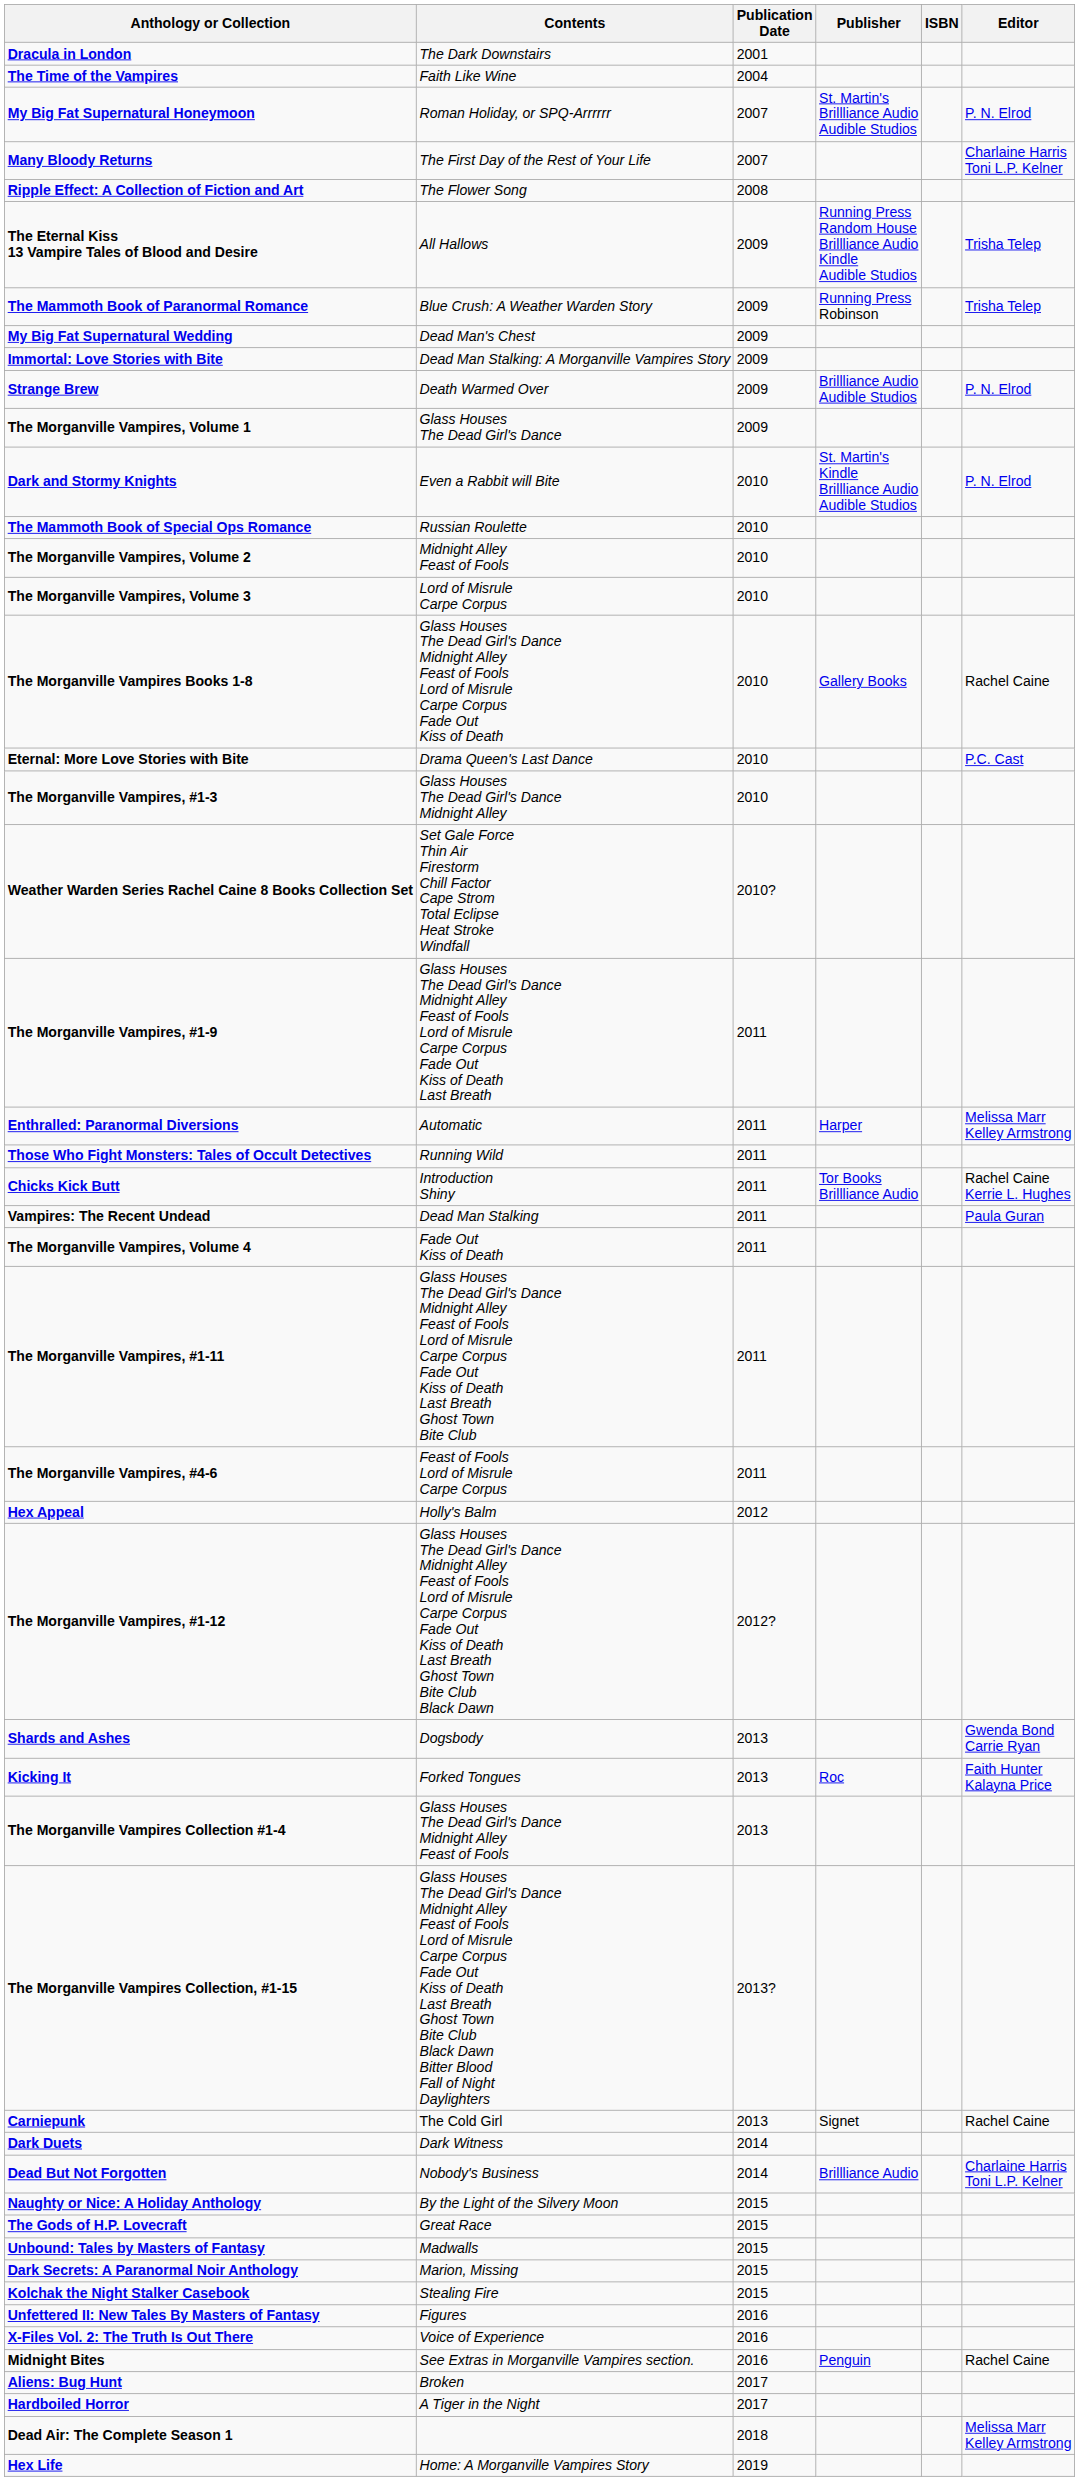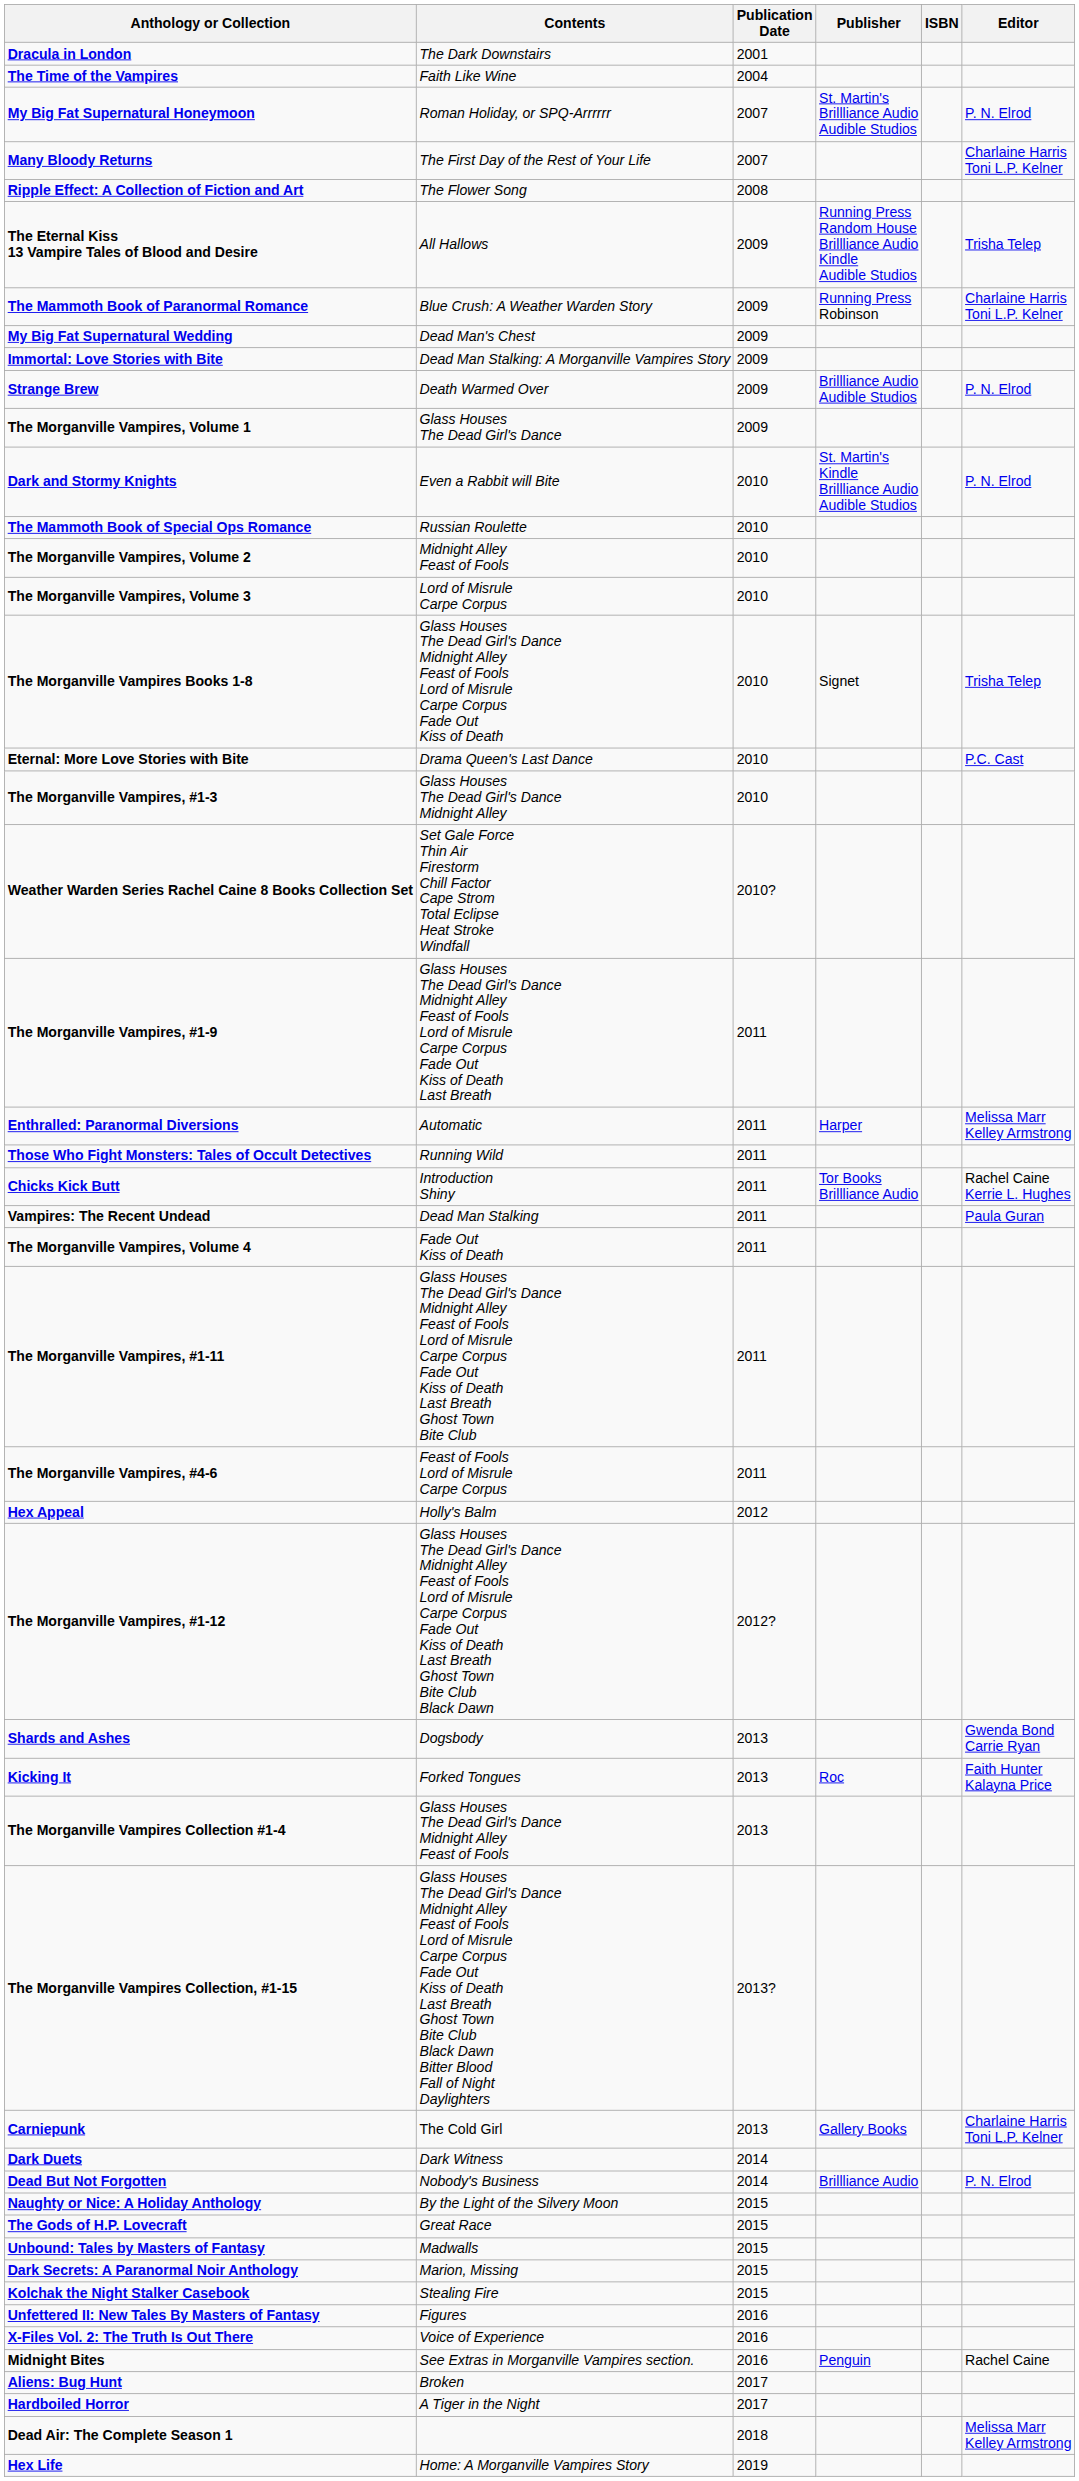(1003, 306) Trisha Telep -> (1016, 306) Charlaine Harris Toni L.P. Kelner
(863, 681) Gallery Books -> (839, 681) Signet
(1007, 681) Rachel Caine -> (1003, 681) Trisha Telep
(839, 2121) Signet -> (863, 2129) Gallery Books
(1007, 2121) Rachel Caine -> (1016, 2129) Charlaine Harris Toni L.P. Kelner
(1016, 2173) Charlaine Harris Toni L.P. Kelner -> (998, 2181) P. N. Elrod
